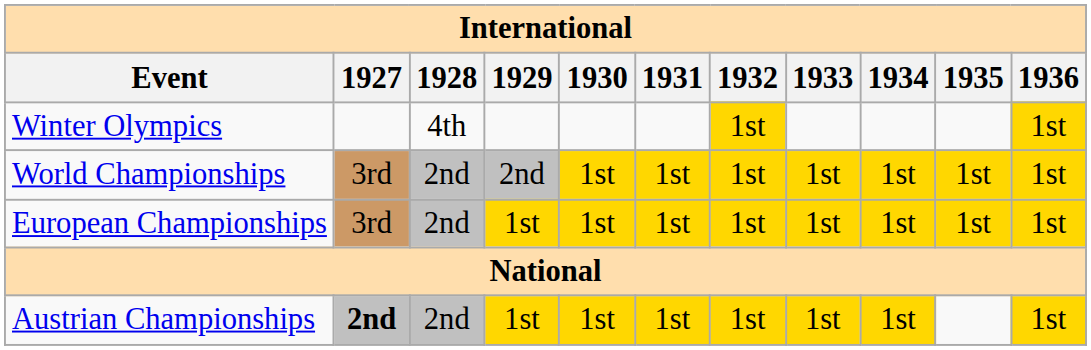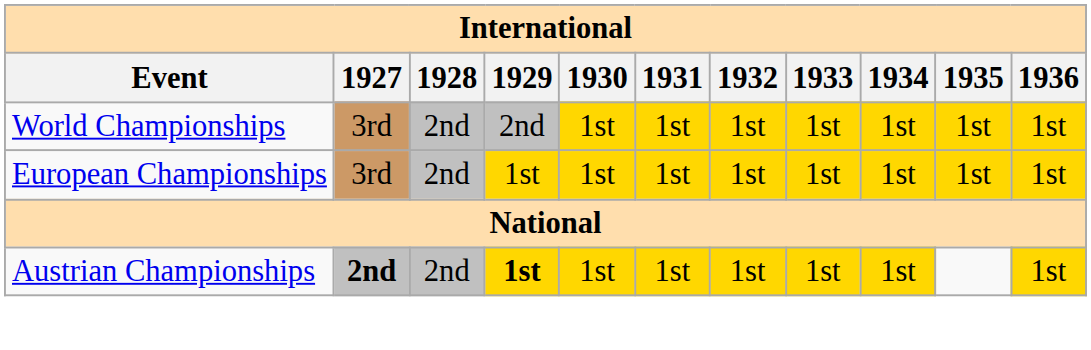- row: (117, 125)
(522, 319) normal -> (522, 271) bold
